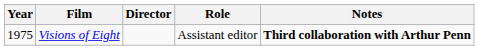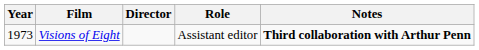(20, 34) 1975 -> (20, 34) 1973
